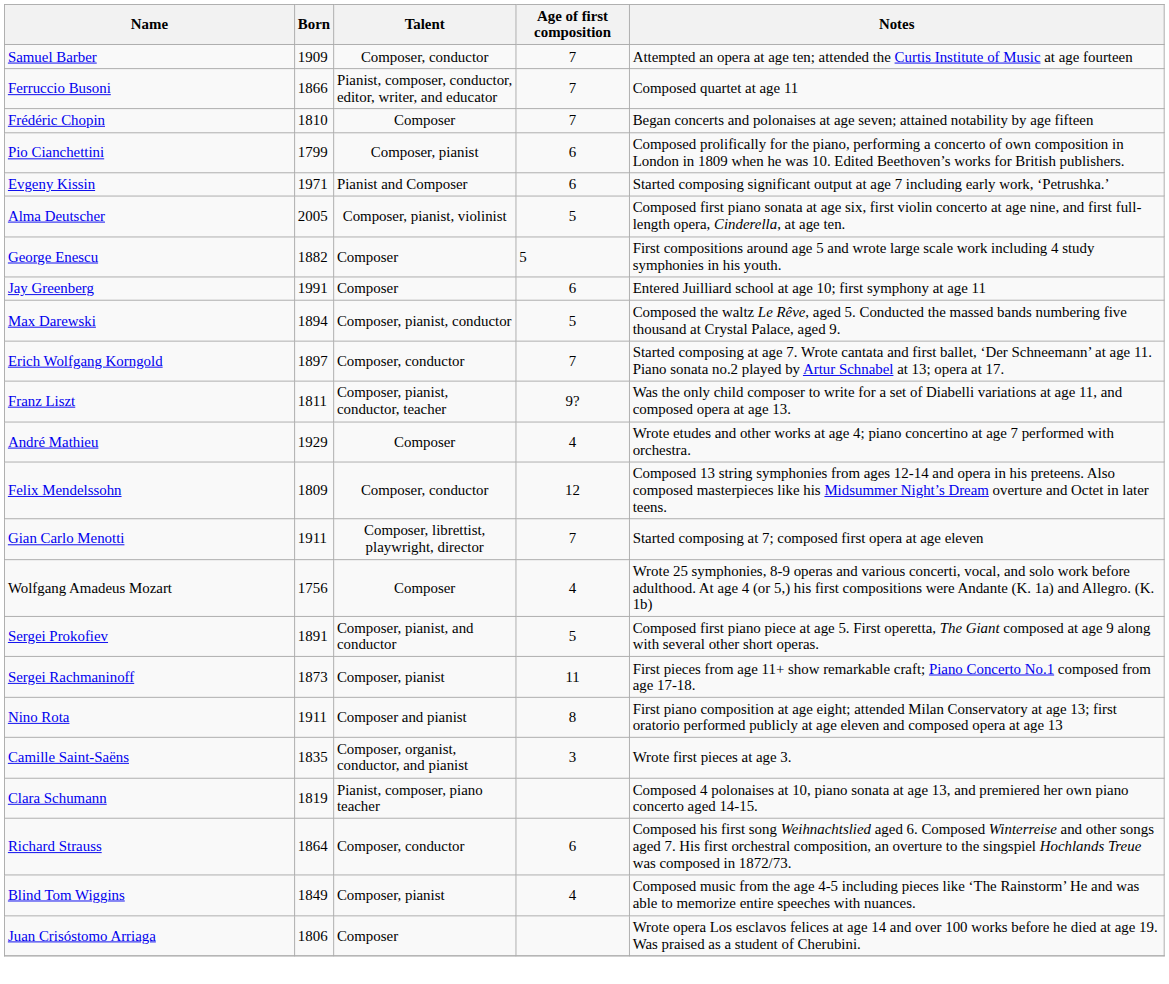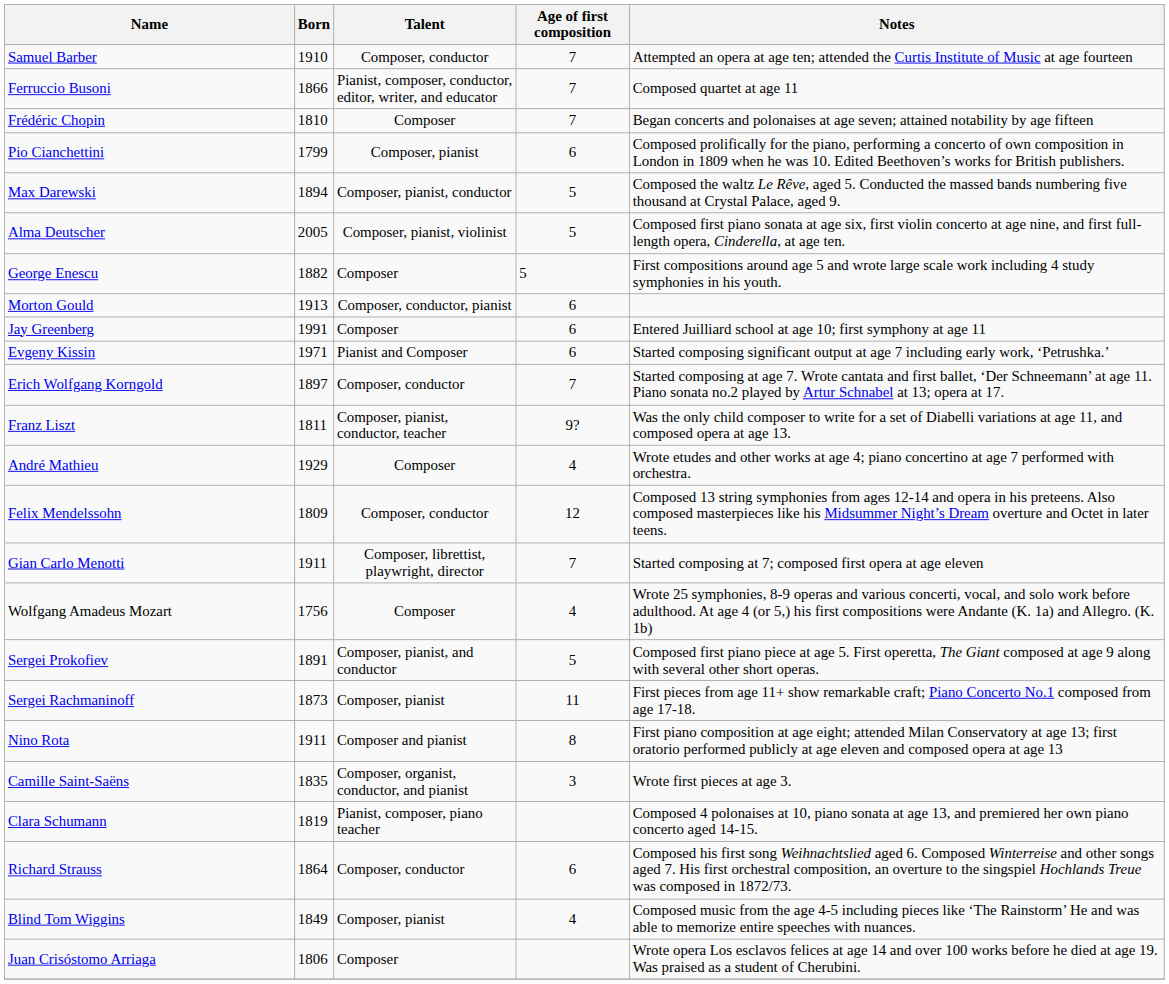(313, 56) 1909 -> (313, 56) 1910
rows swapped: (52, 320) <-> (52, 184)
+ row: (51, 305)
